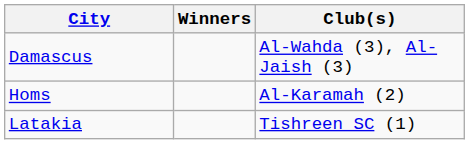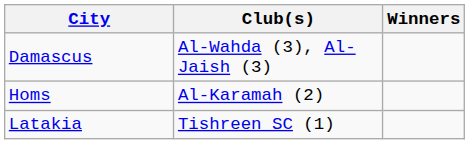columns swapped: (214, 19) <-> (360, 19)
